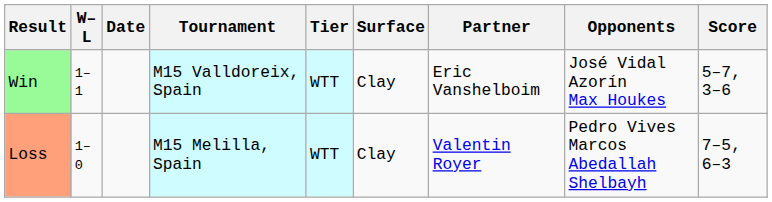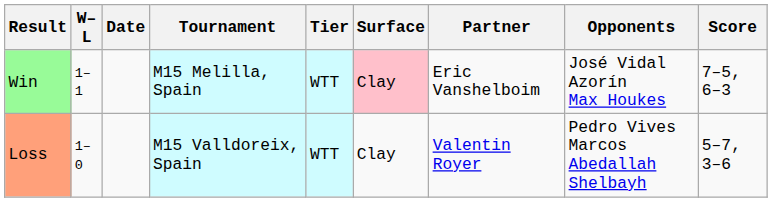(226, 82) M15 Valldoreix, Spain -> (211, 82) M15 Melilla, Spain
(376, 82) no background -> (376, 82) pink background
(721, 82) 5–7, 3–6 -> (721, 82) 7–5, 6–3
(211, 155) M15 Melilla, Spain -> (226, 155) M15 Valldoreix, Spain
(721, 155) 7–5, 6–3 -> (721, 155) 5–7, 3–6
